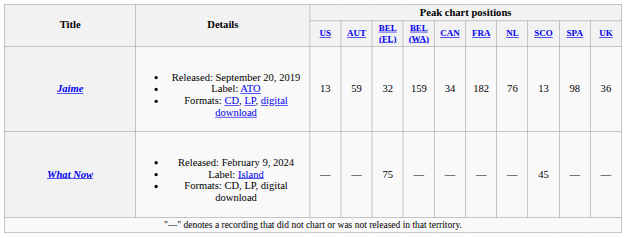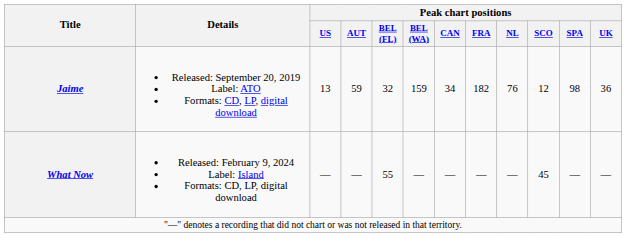(544, 89) 13 -> (544, 89) 12
(388, 174) 75 -> (388, 174) 55
